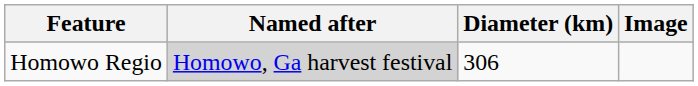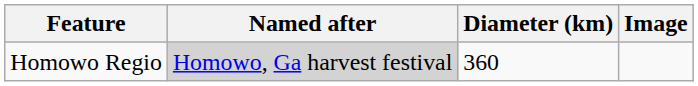(481, 61) 306 -> (481, 61) 360
